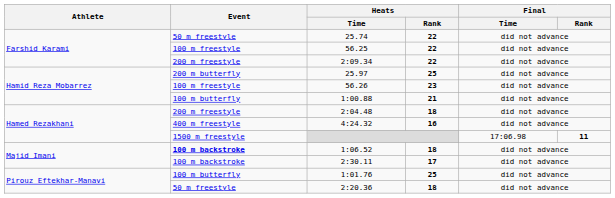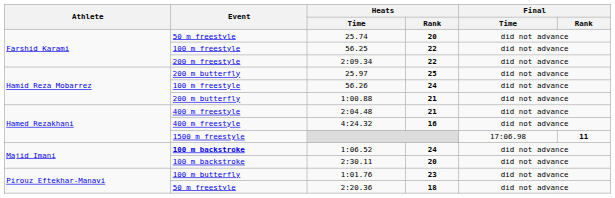(432, 35) 22 -> (432, 35) 20
(432, 86) 23 -> (432, 86) 24
(207, 98) 100 m butterfly -> (207, 98) 200 m butterfly
(207, 111) 200 m freestyle -> (207, 111) 400 m freestyle
(432, 111) 18 -> (432, 111) 21
(432, 149) 18 -> (432, 149) 24
(432, 161) 17 -> (432, 161) 20
(432, 174) 25 -> (432, 174) 23
